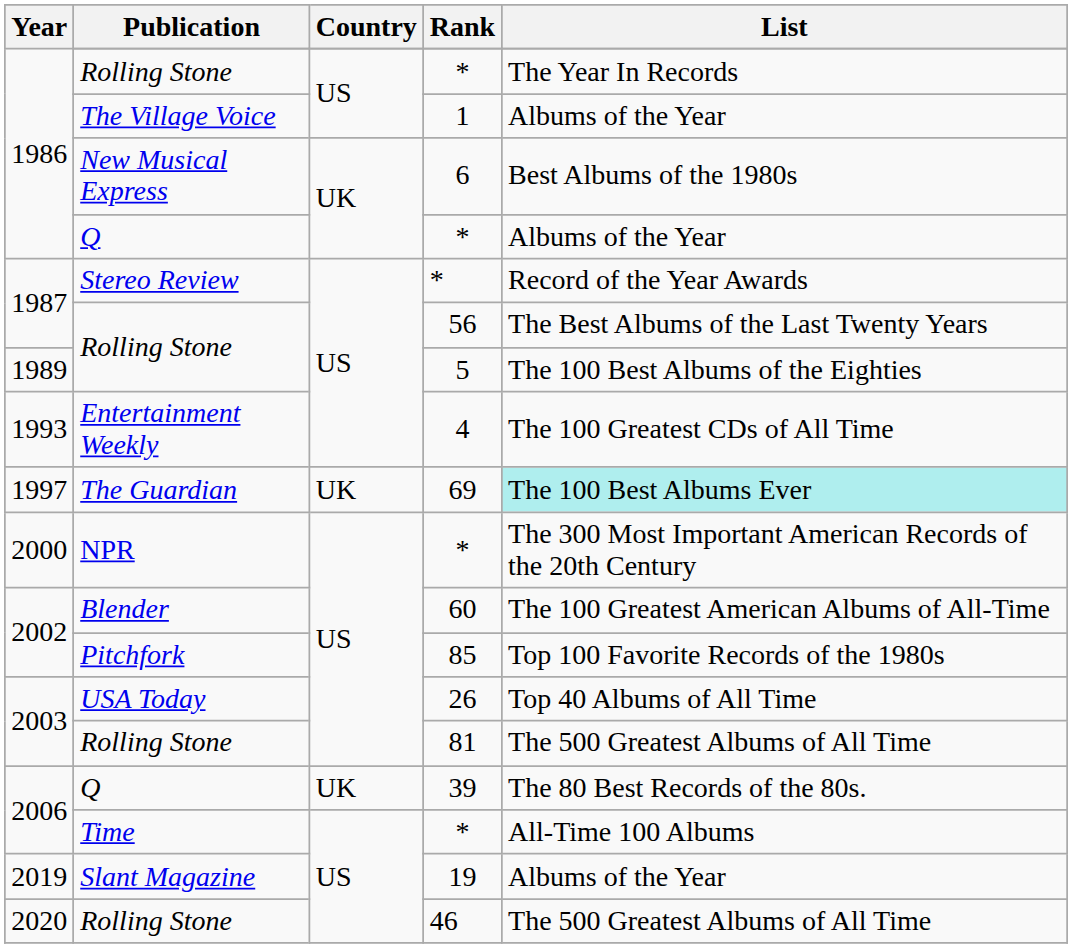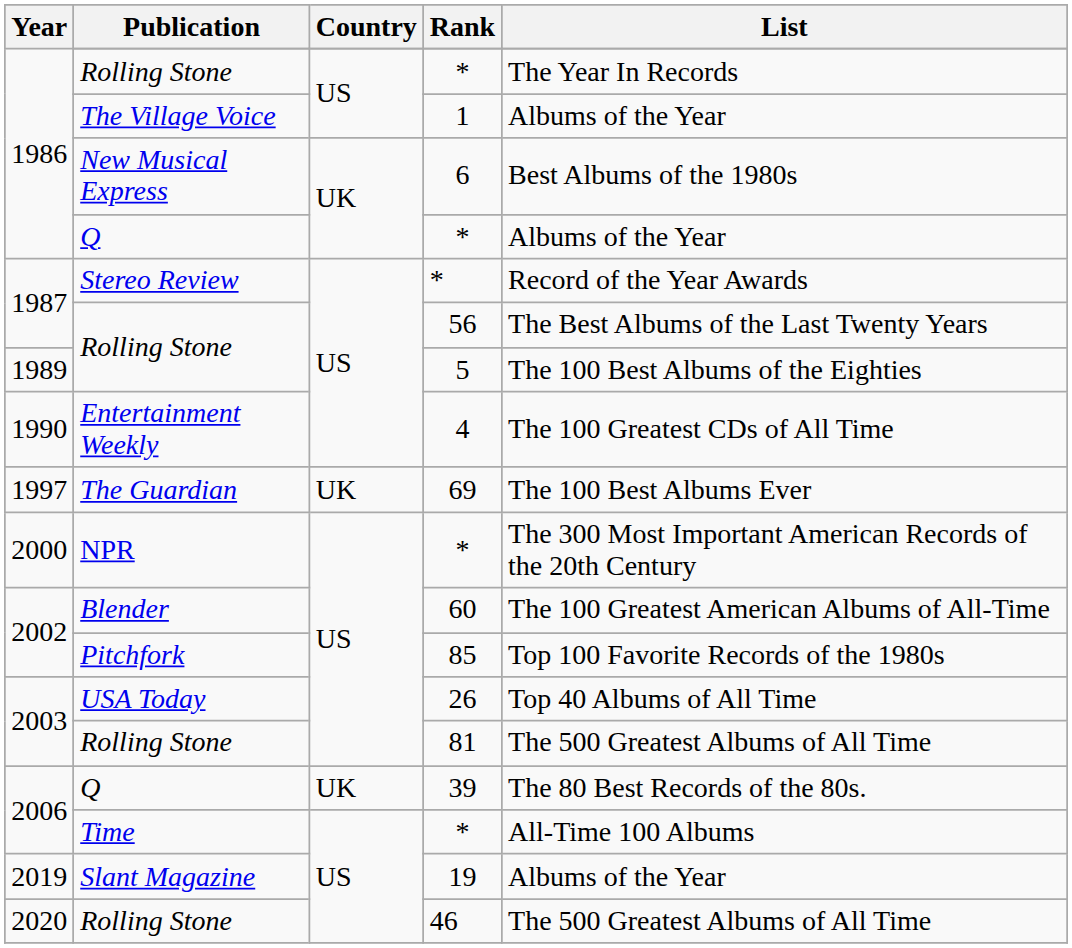(39, 429) 1993 -> (39, 429) 1990
(660, 489) paleturquoise background -> (660, 489) no background
